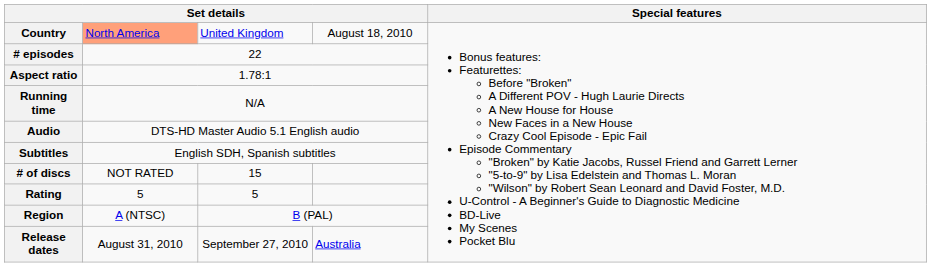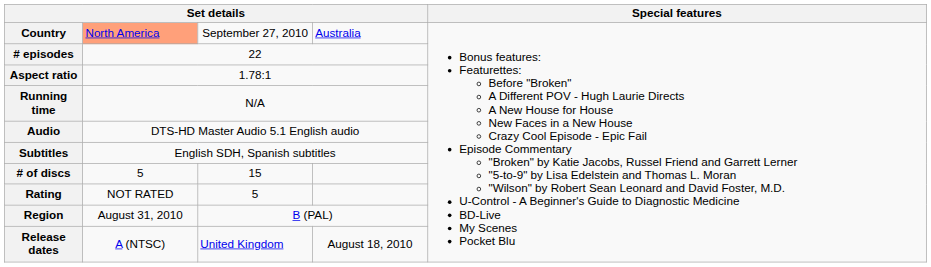(242, 33) United Kingdom -> (255, 33) September 27, 2010
(370, 33) August 18, 2010 -> (338, 33) Australia
(140, 173) NOT RATED -> (140, 173) 5
(140, 194) 5 -> (140, 194) NOT RATED
(140, 215) A (NTSC) -> (140, 215) August 31, 2010
(140, 244) August 31, 2010 -> (140, 244) A (NTSC)
(255, 244) September 27, 2010 -> (242, 244) United Kingdom
(338, 244) Australia -> (370, 244) August 18, 2010
